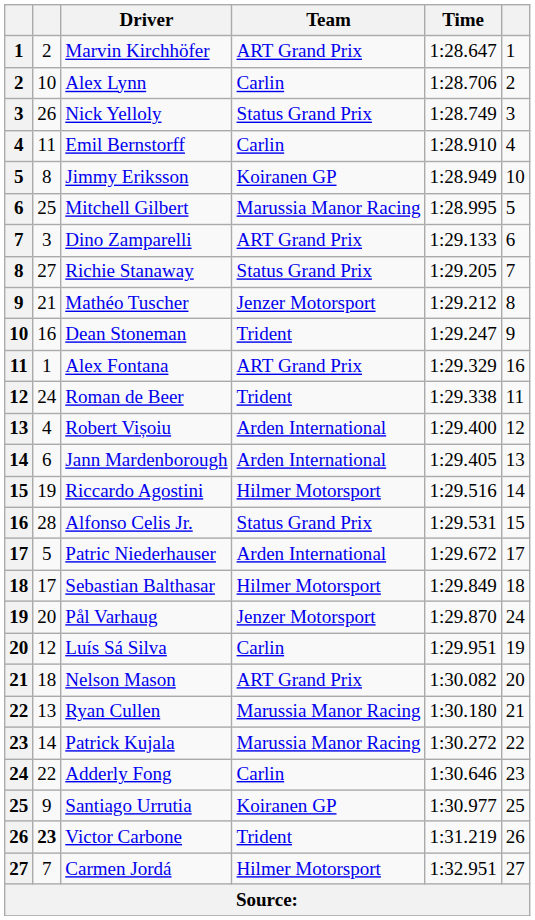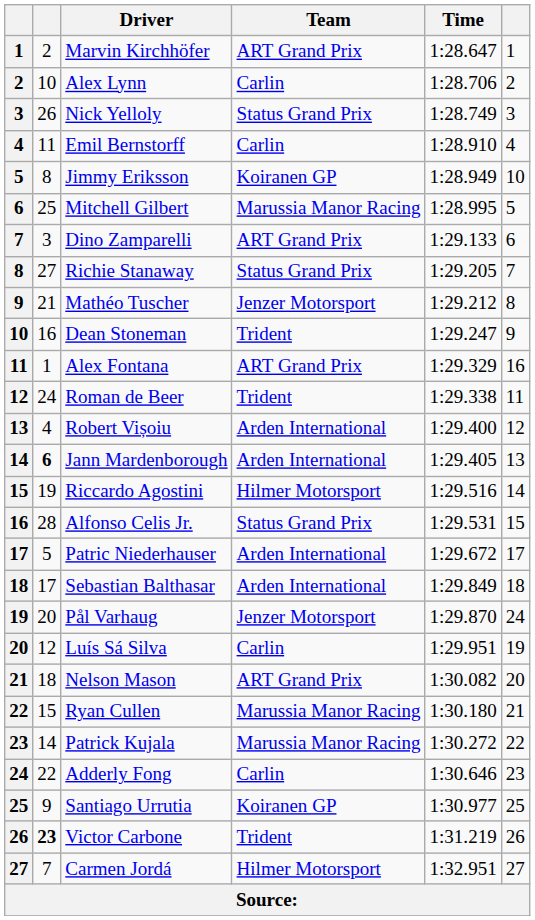(47, 459) normal -> (47, 459) bold
(309, 585) Hilmer Motorsport -> (311, 585) Arden International
(47, 710) 13 -> (47, 710) 15
